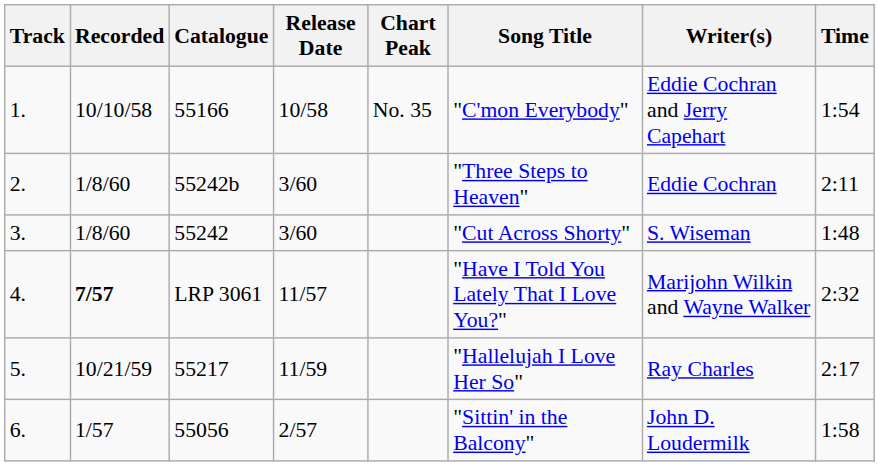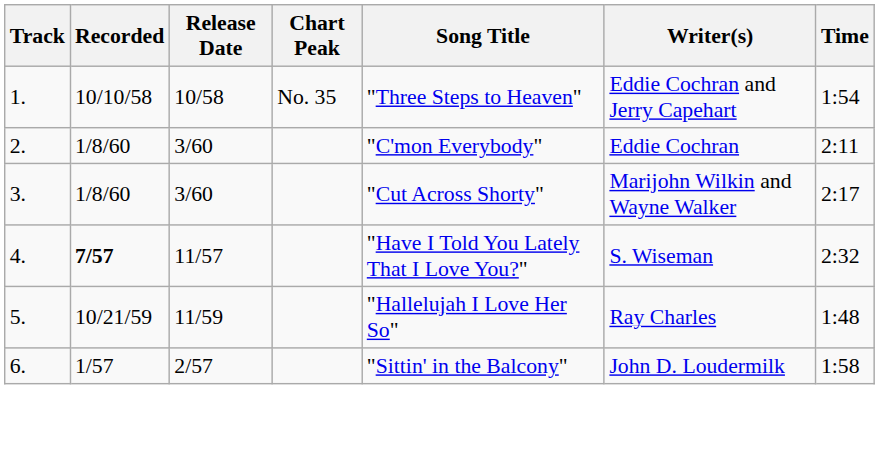- column: (221, 35)
(541, 109) "C'mon Everybody" -> (474, 97) "Three Steps to Heaven"
(520, 184) "Three Steps to Heaven" -> (455, 145) "C'mon Everybody"
(699, 233) S. Wiseman -> (700, 194) Marijohn Wilkin and Wayne Walker
(840, 233) 1:48 -> (840, 194) 2:17
(729, 294) Marijohn Wilkin and Wayne Walker -> (661, 256) S. Wiseman
(840, 369) 2:17 -> (840, 317) 1:48
